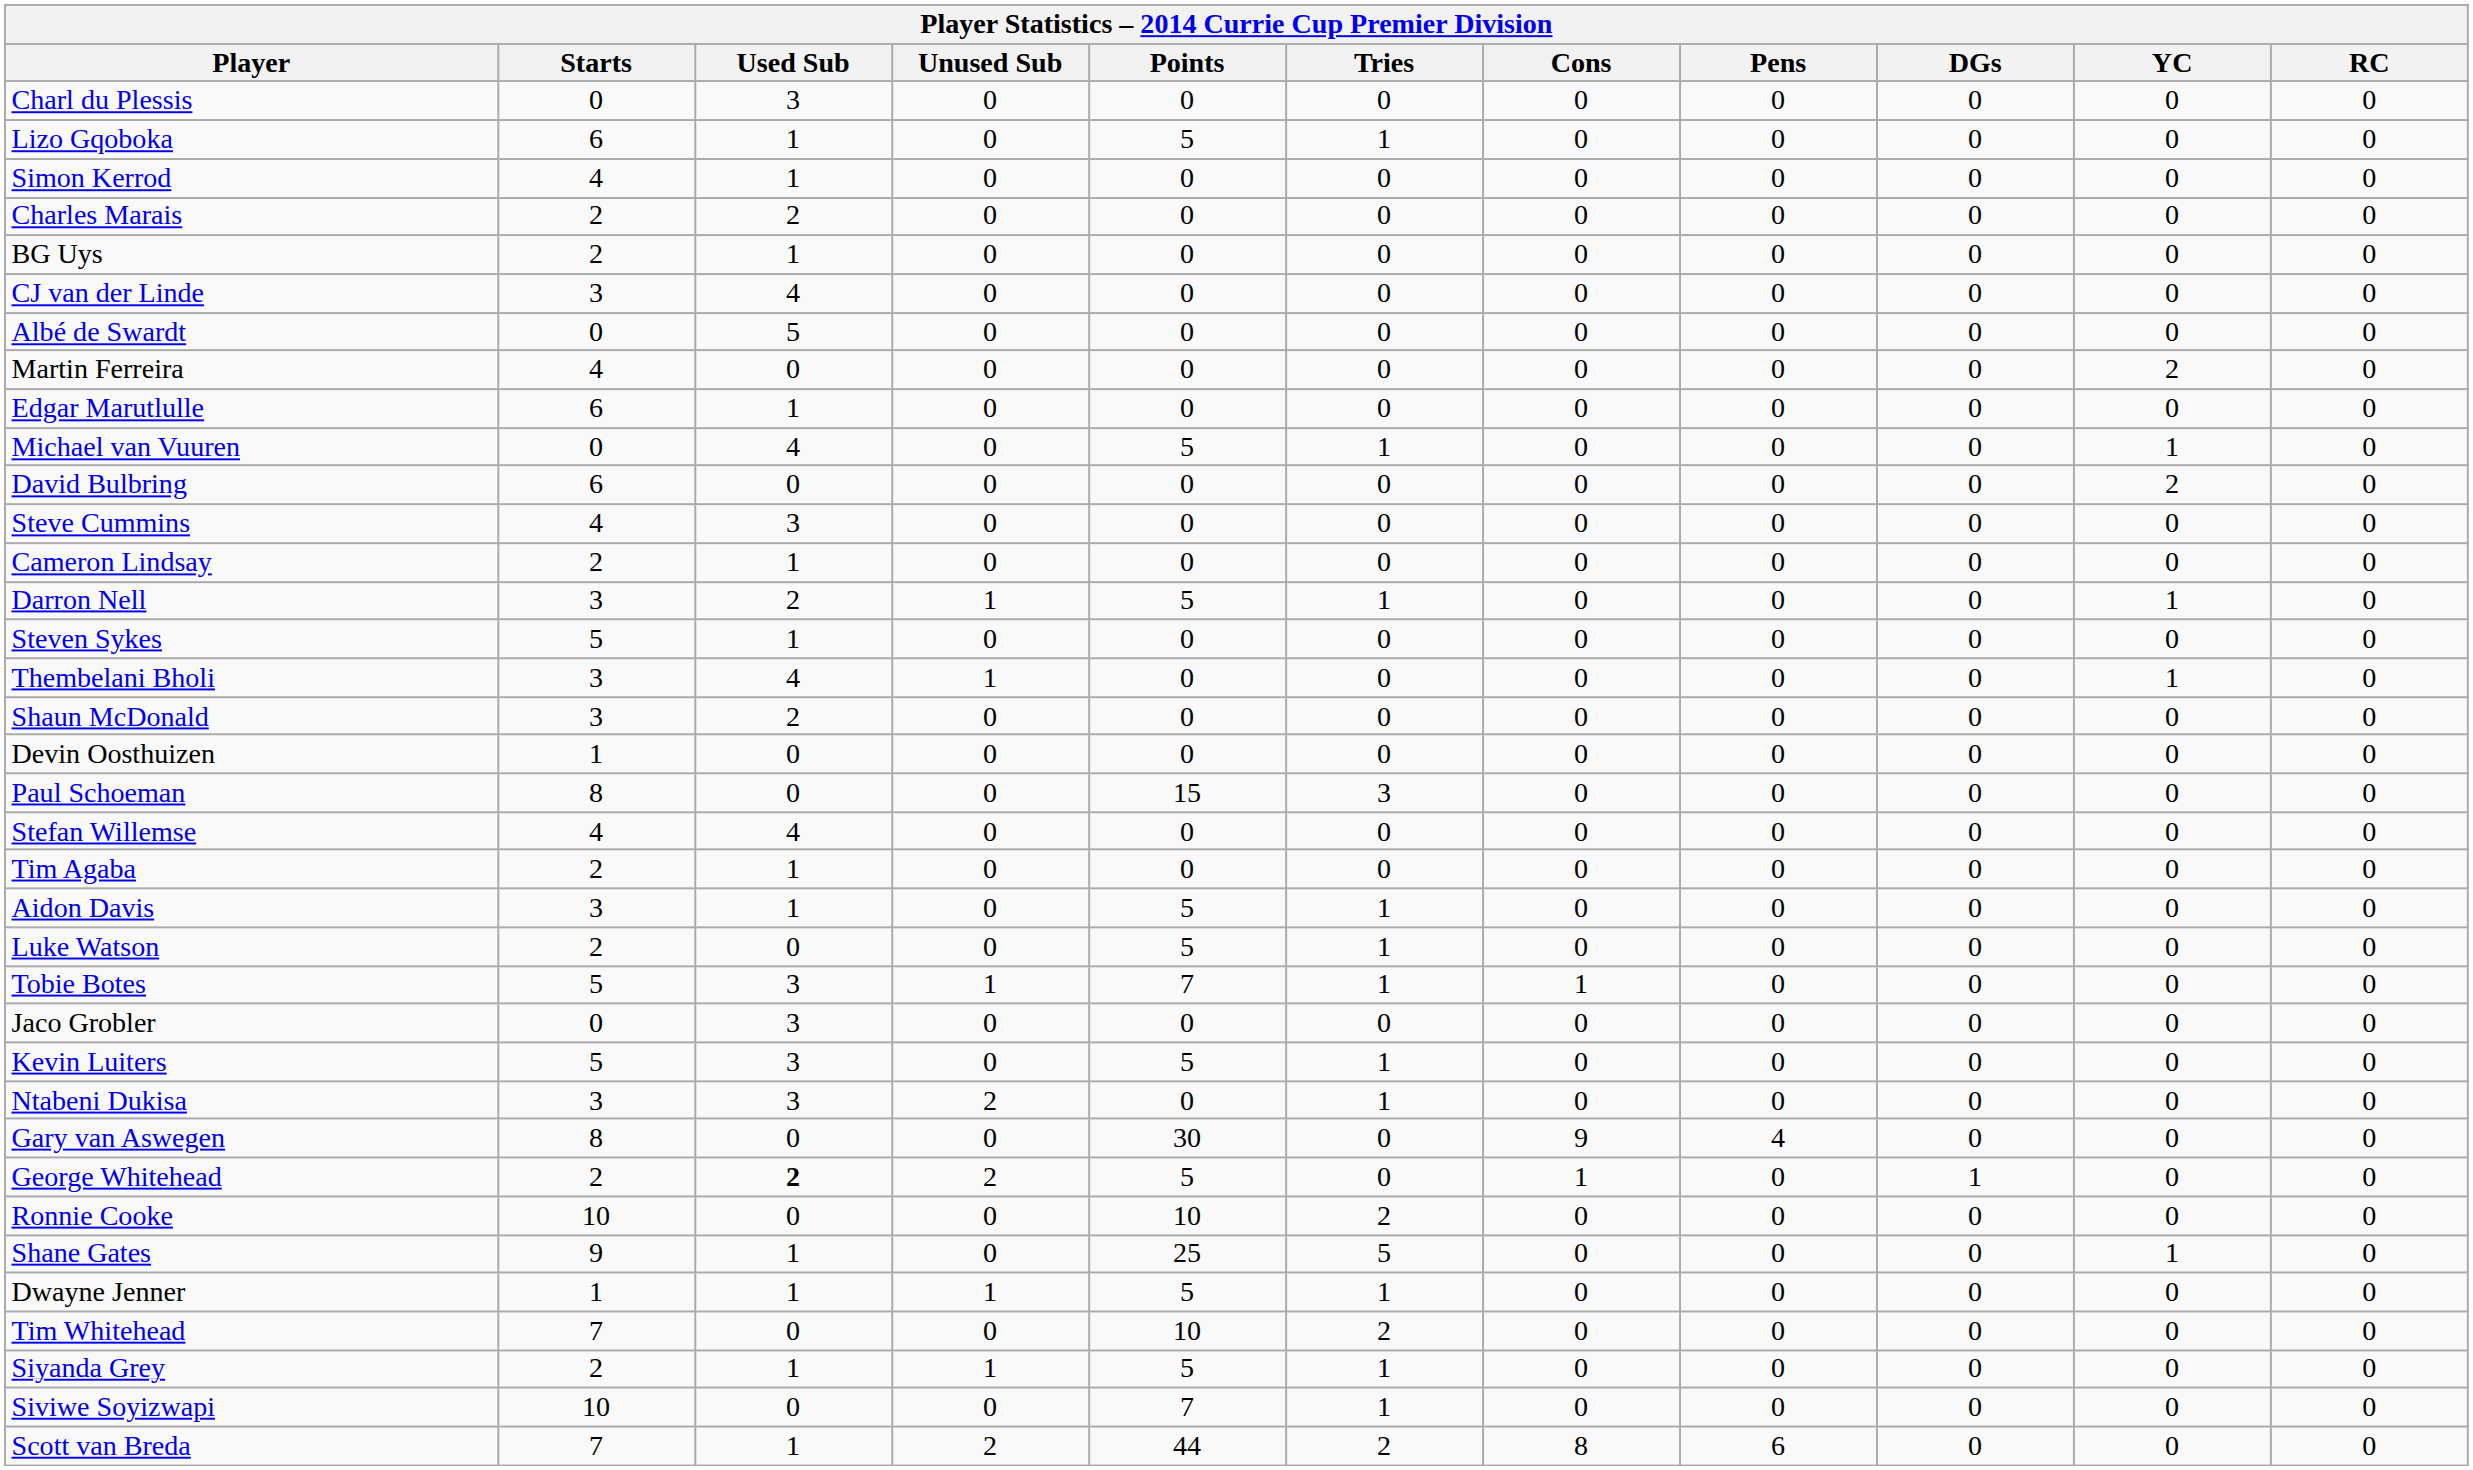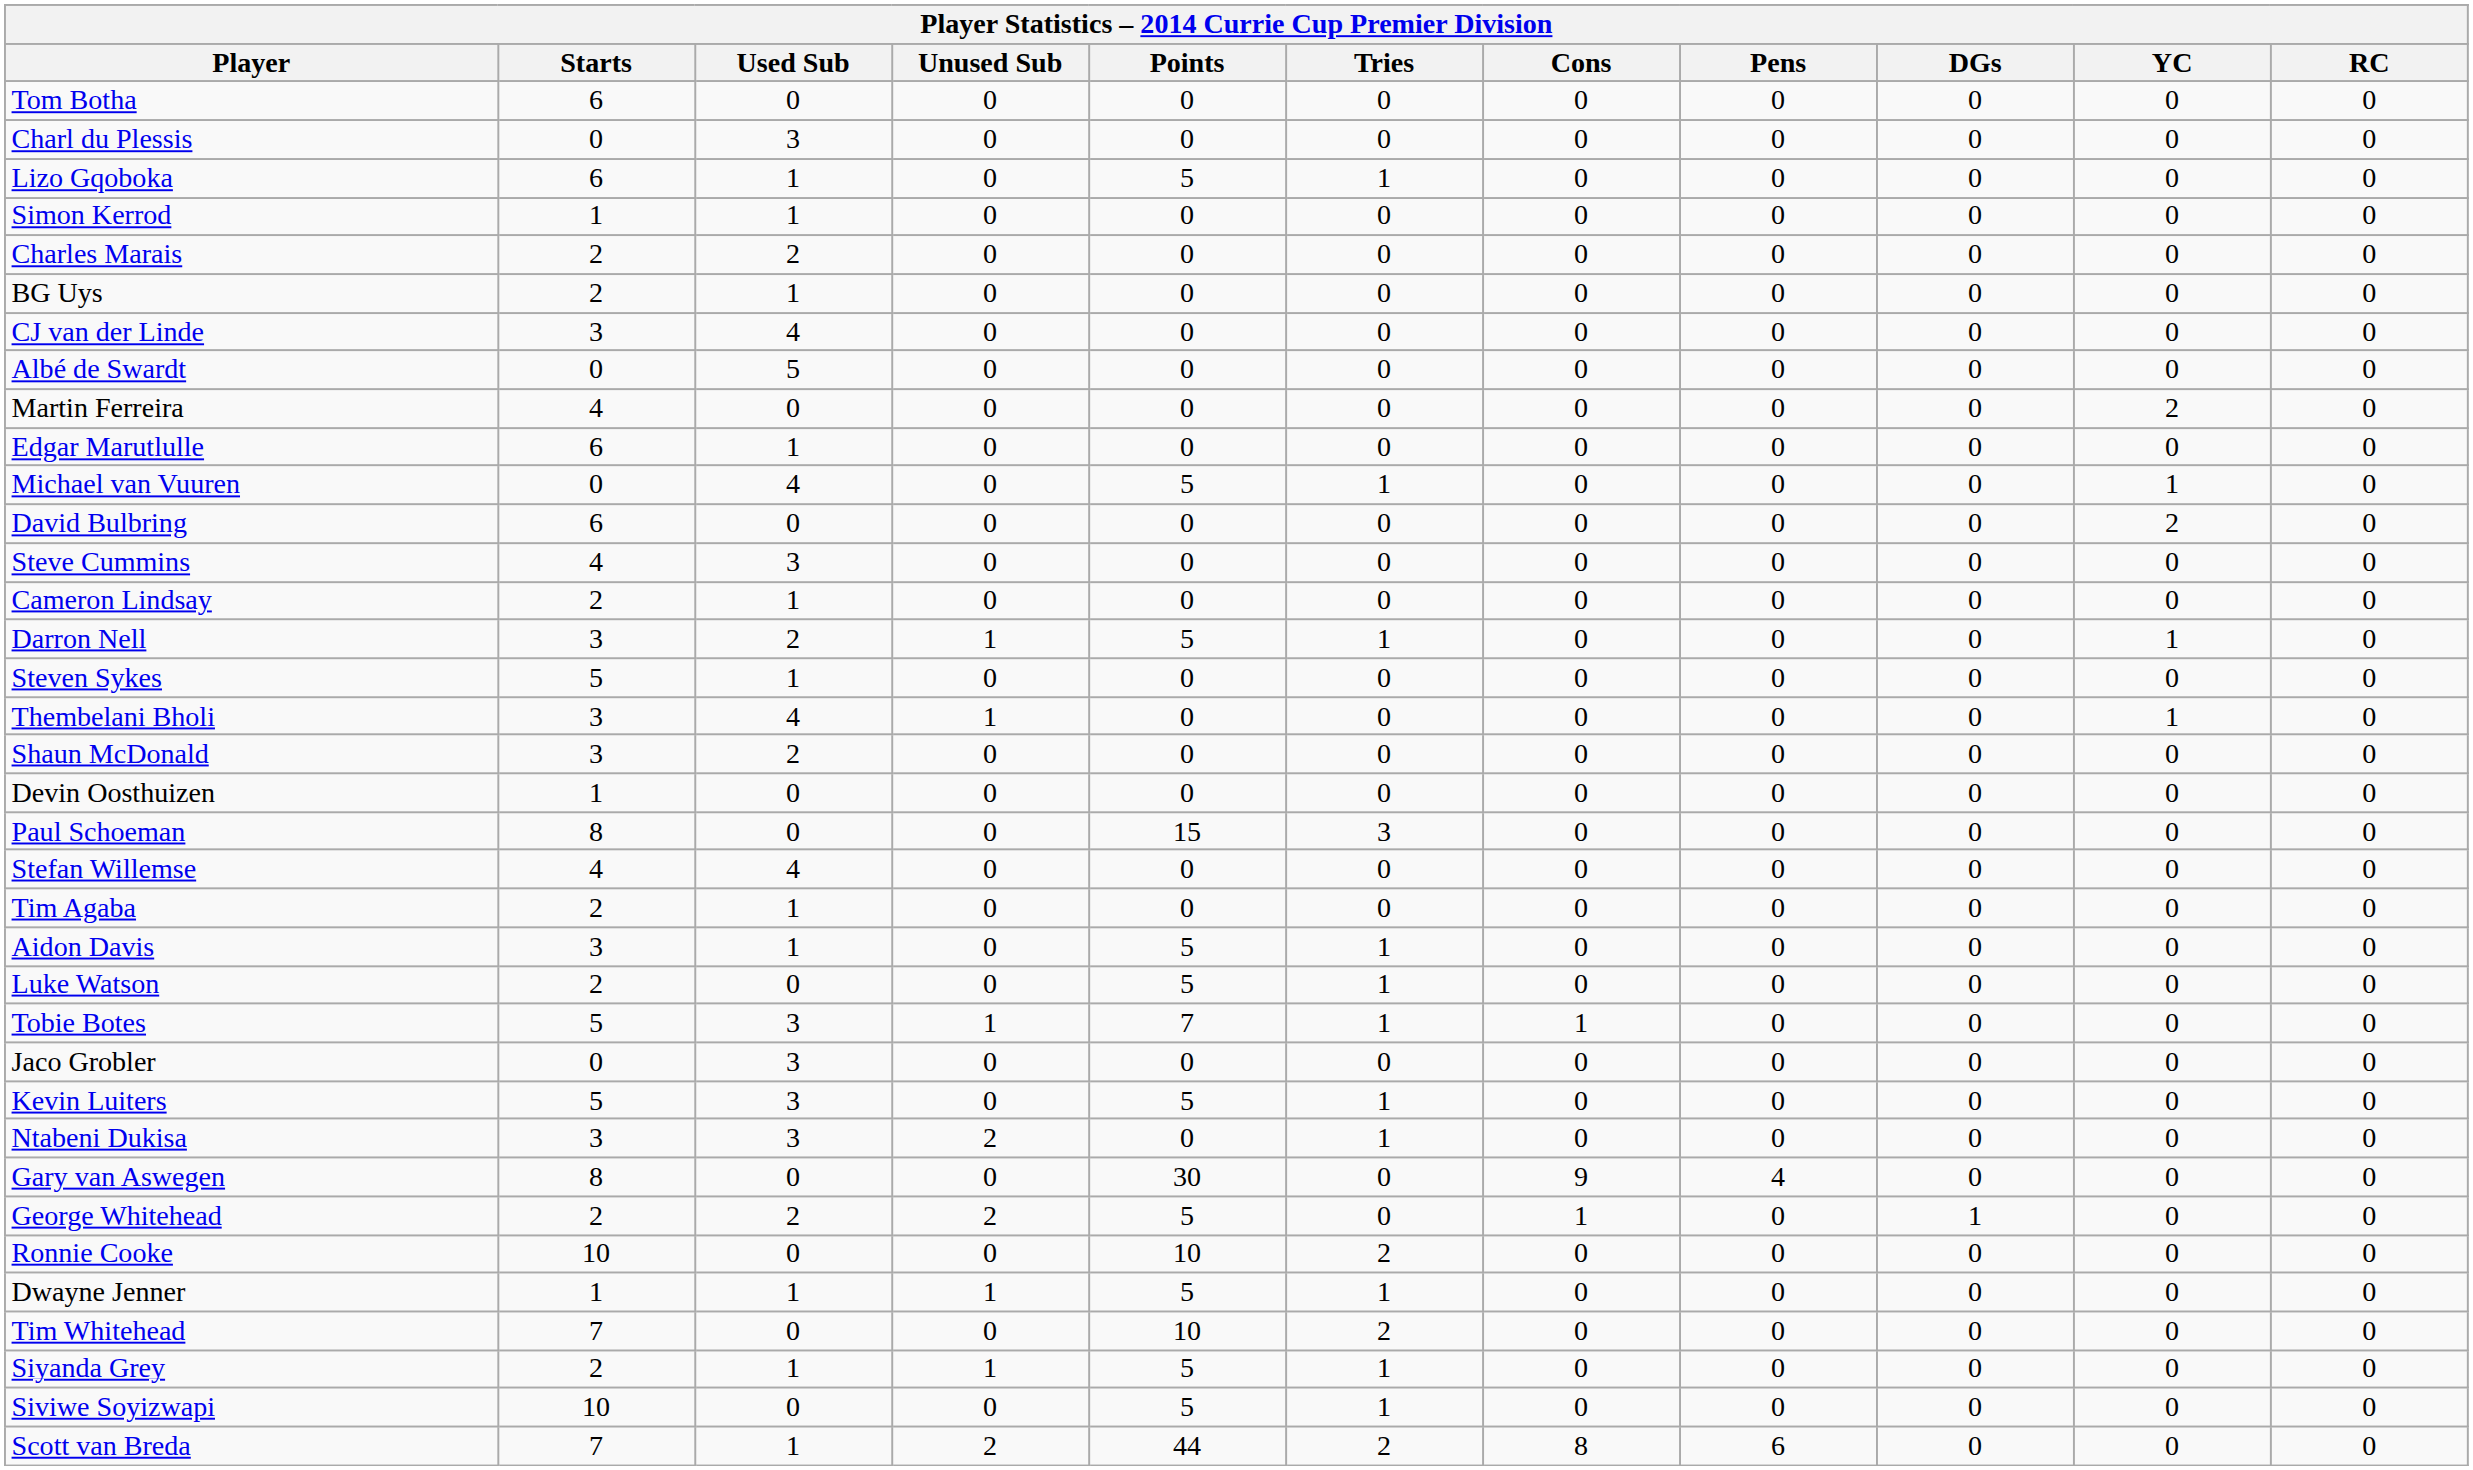+ row: (74, 100)
(596, 177) 4 -> (596, 216) 1
(793, 1176) bold -> (793, 1215) normal
- row: (81, 1253)
(1187, 1407) 7 -> (1187, 1407) 5
